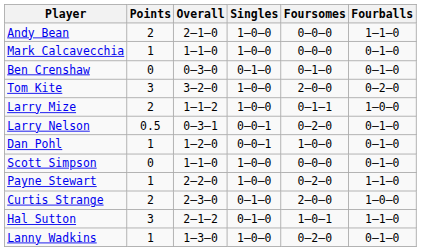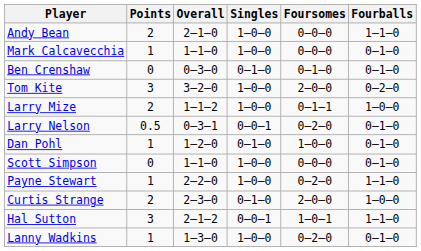(254, 144) 0–0–1 -> (254, 144) 0–1–0
(254, 219) 0–1–0 -> (254, 219) 0–0–1
